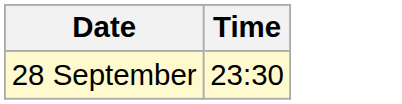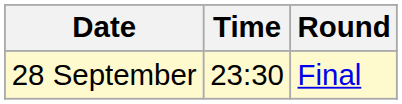+ column: (344, 27)
